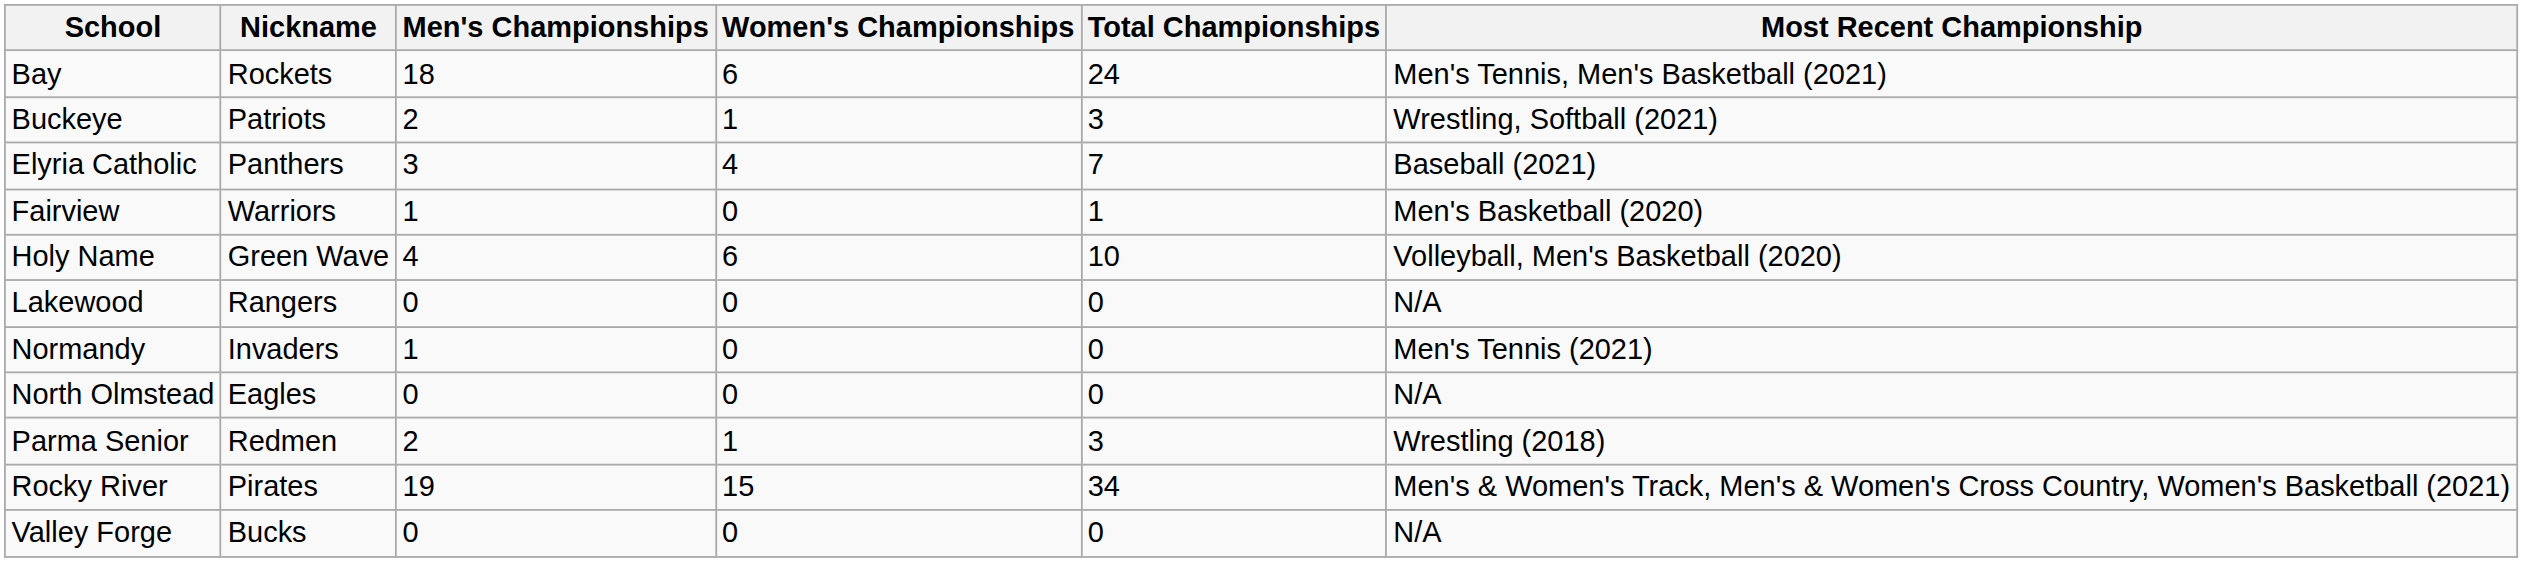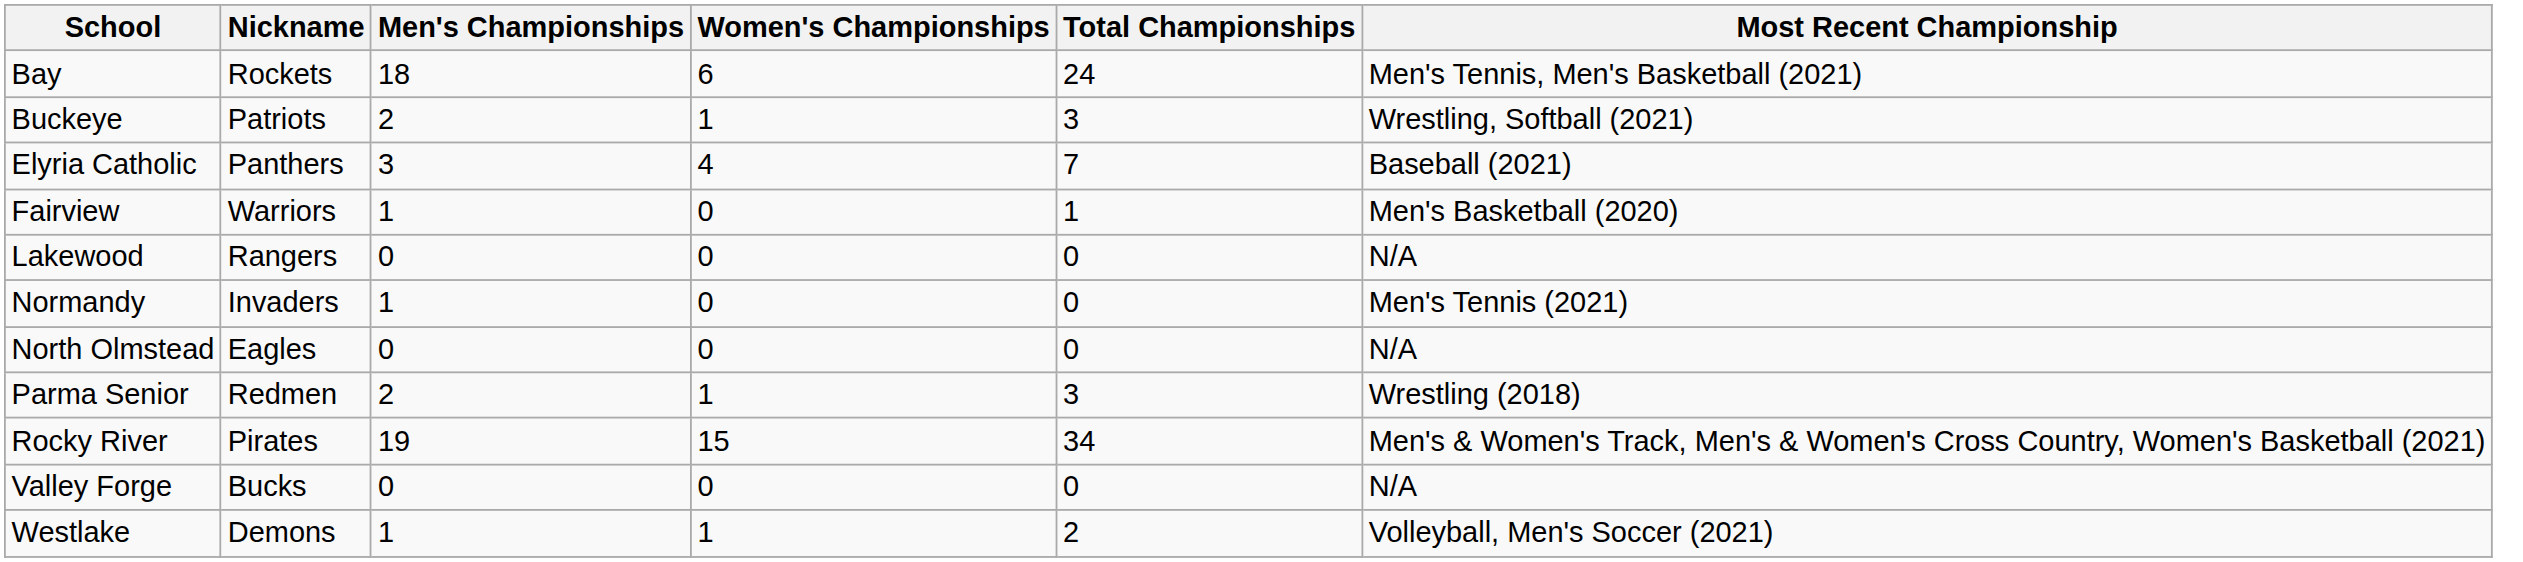- row: (83, 257)
+ row: (71, 532)
